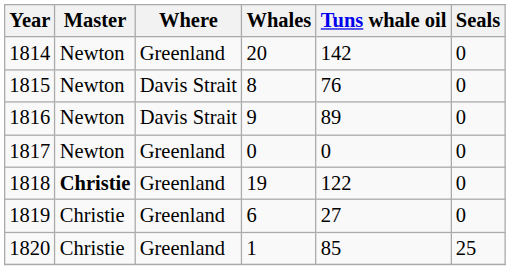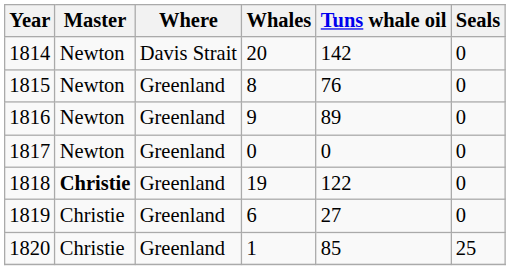(182, 53) Greenland -> (188, 53) Davis Strait
(188, 85) Davis Strait -> (182, 85) Greenland
(188, 118) Davis Strait -> (182, 118) Greenland
